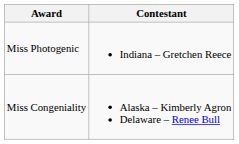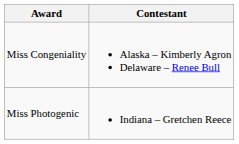rows swapped: (47, 107) <-> (43, 48)
